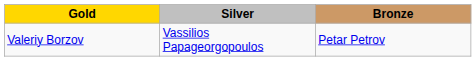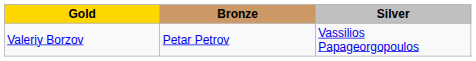columns swapped: (238, 14) <-> (393, 14)
